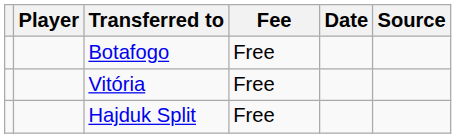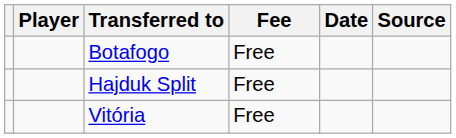rows swapped: (142, 116) <-> (117, 84)
